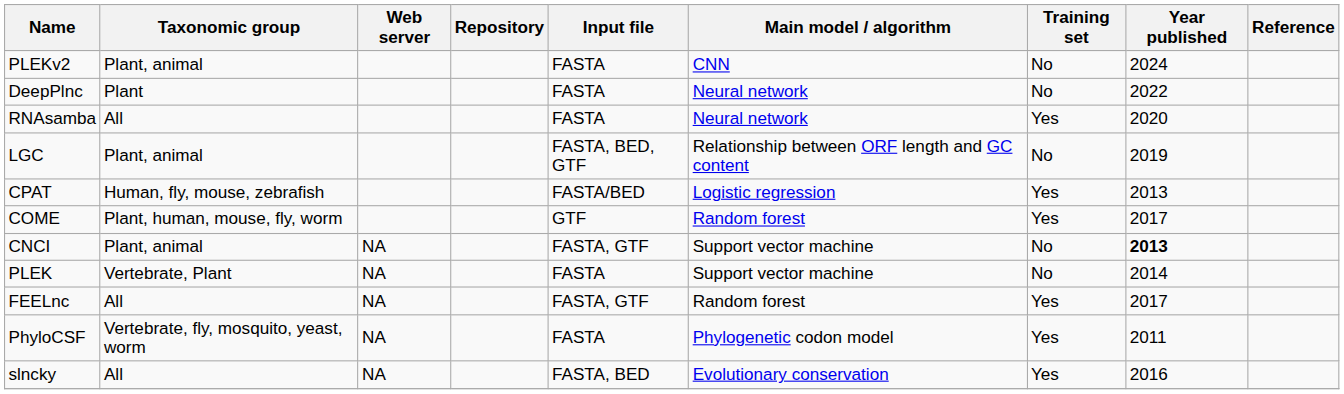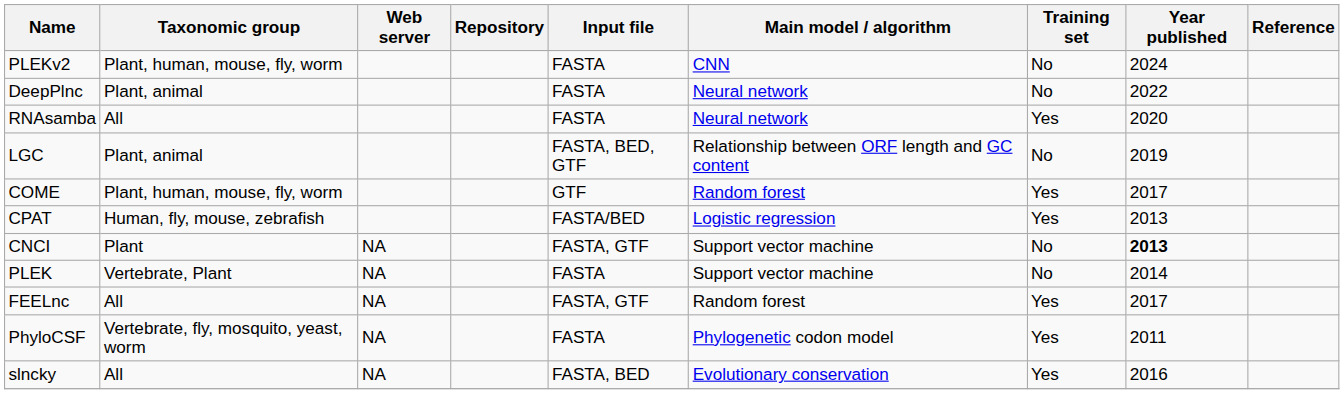(153, 64) Plant, animal -> (223, 64) Plant, human, mouse, fly, worm
(123, 91) Plant -> (153, 91) Plant, animal
rows swapped: (30, 192) <-> (34, 219)
(153, 246) Plant, animal -> (123, 246) Plant
